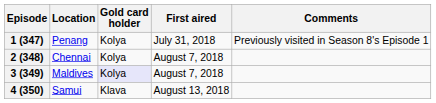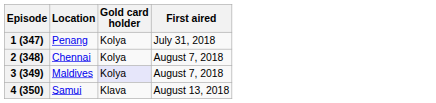- column: (331, 18)
